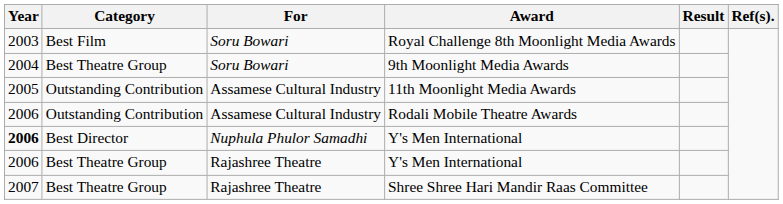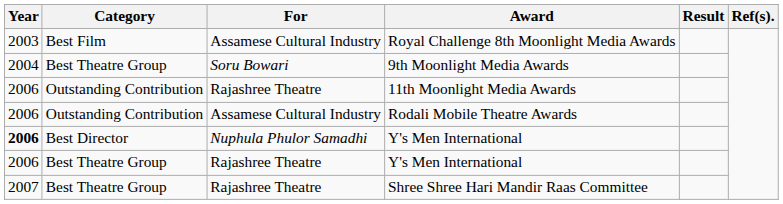(249, 41) Soru Bowari -> (296, 41) Assamese Cultural Industry
(23, 89) 2005 -> (23, 89) 2006
(296, 89) Assamese Cultural Industry -> (266, 89) Rajashree Theatre
